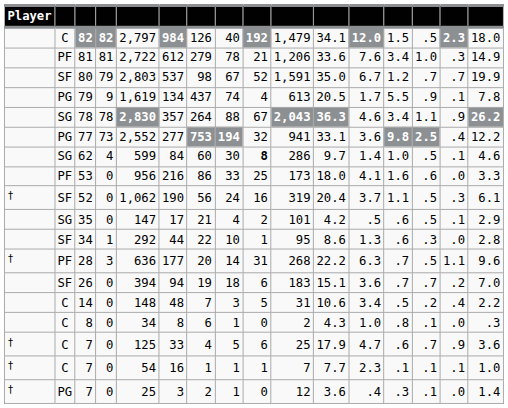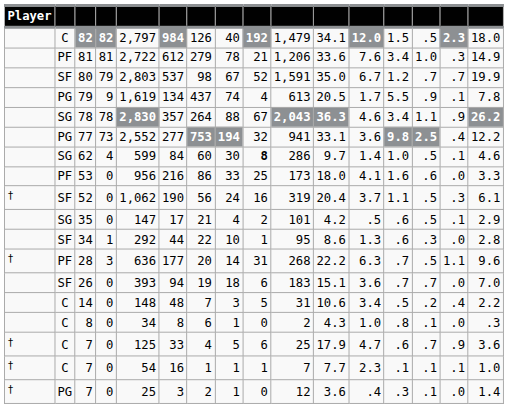(145, 283) 394 -> (145, 283) 393
(458, 283) .2 -> (458, 283) .0
